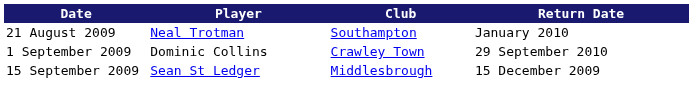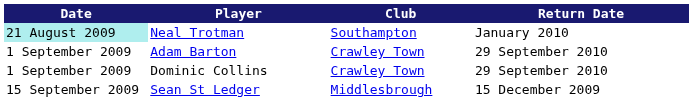(61, 32) no background -> (61, 32) paleturquoise background
+ row: (193, 52)
